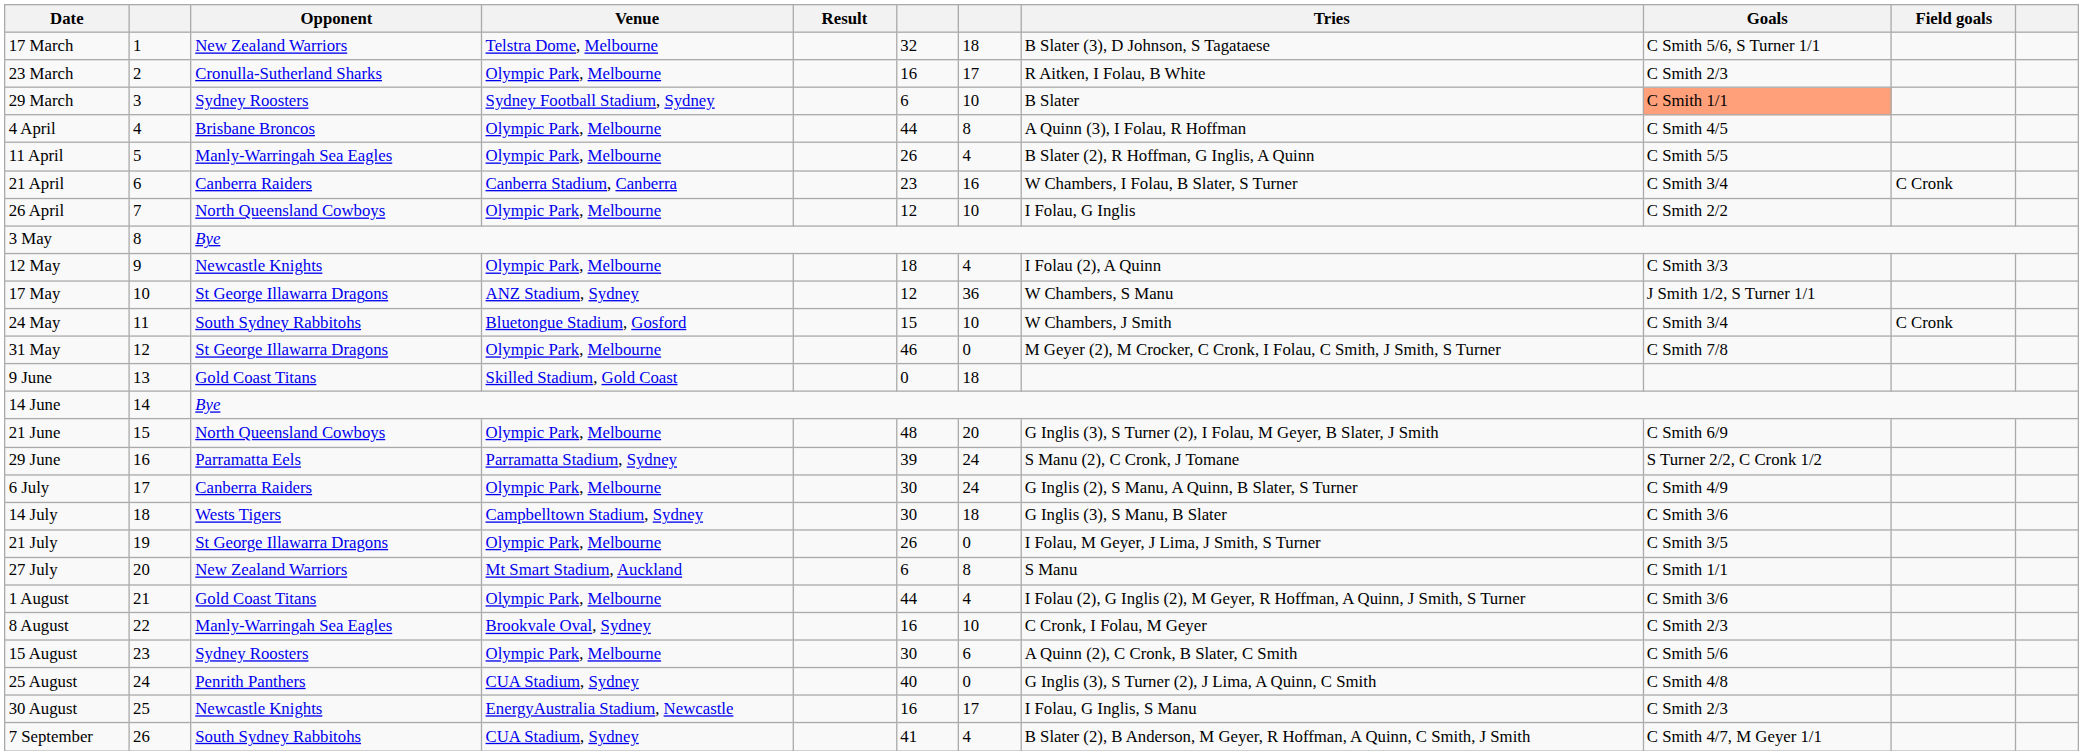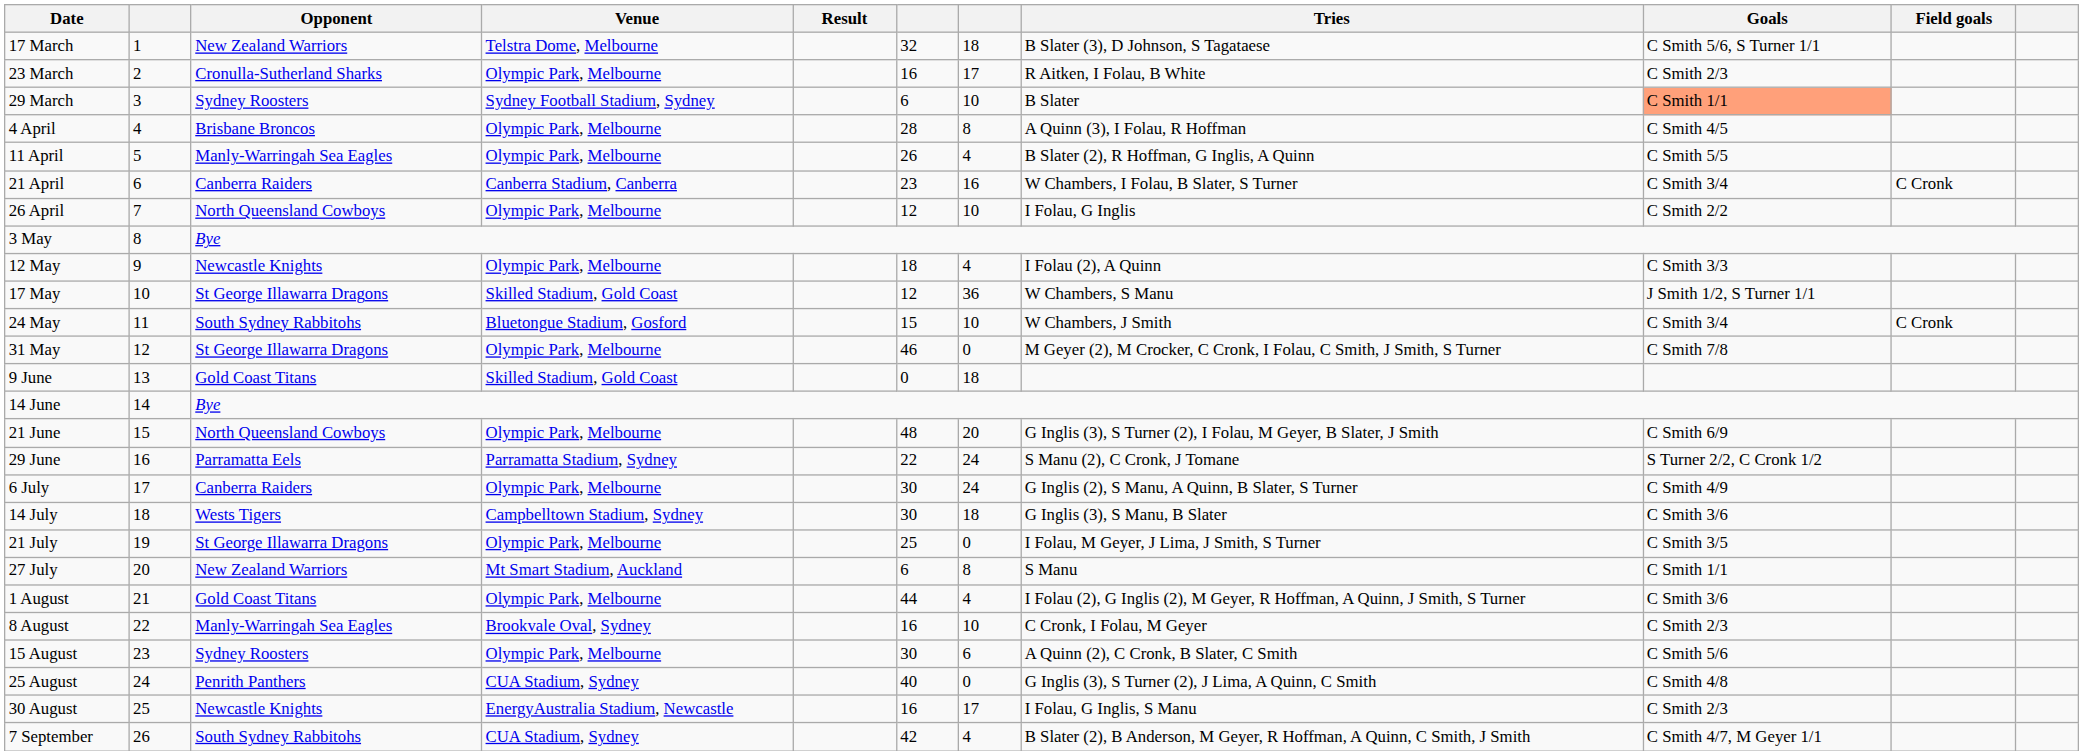(909, 128) 44 -> (909, 128) 28
(562, 294) ANZ Stadium, Sydney -> (582, 294) Skilled Stadium, Gold Coast
(909, 460) 39 -> (909, 460) 22
(909, 543) 26 -> (909, 543) 25
(909, 736) 41 -> (909, 736) 42
